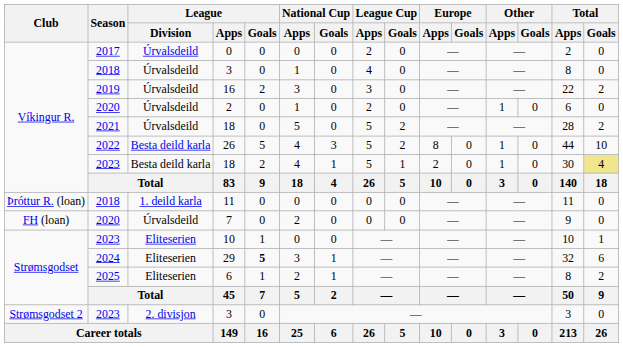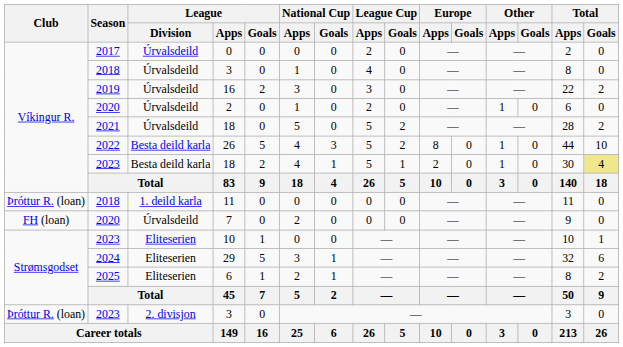(262, 257) bold -> (262, 257) normal
(46, 314) Strømsgodset 2 -> (46, 314) Þróttur R. (loan)
